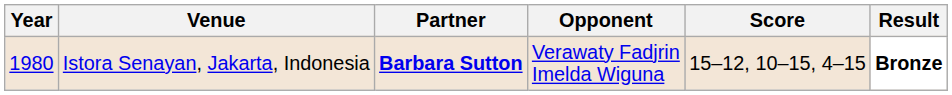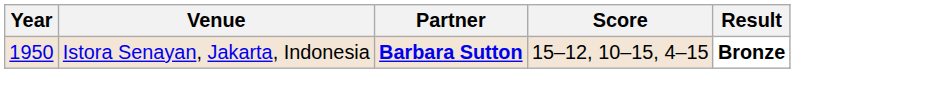- column: (606, 21)
(31, 63) 1980 -> (31, 52) 1950
